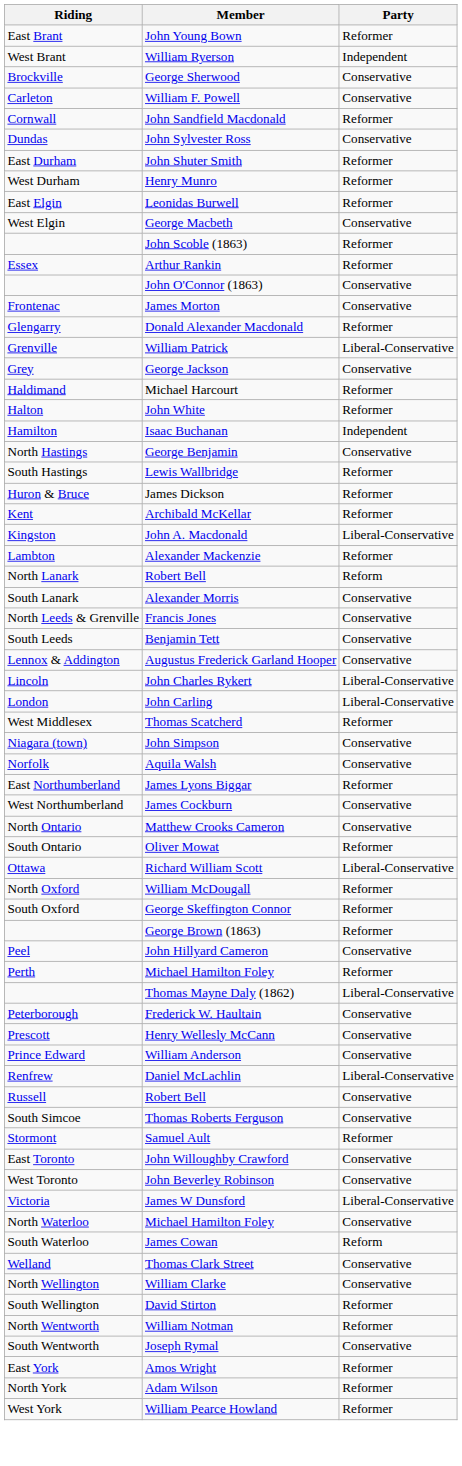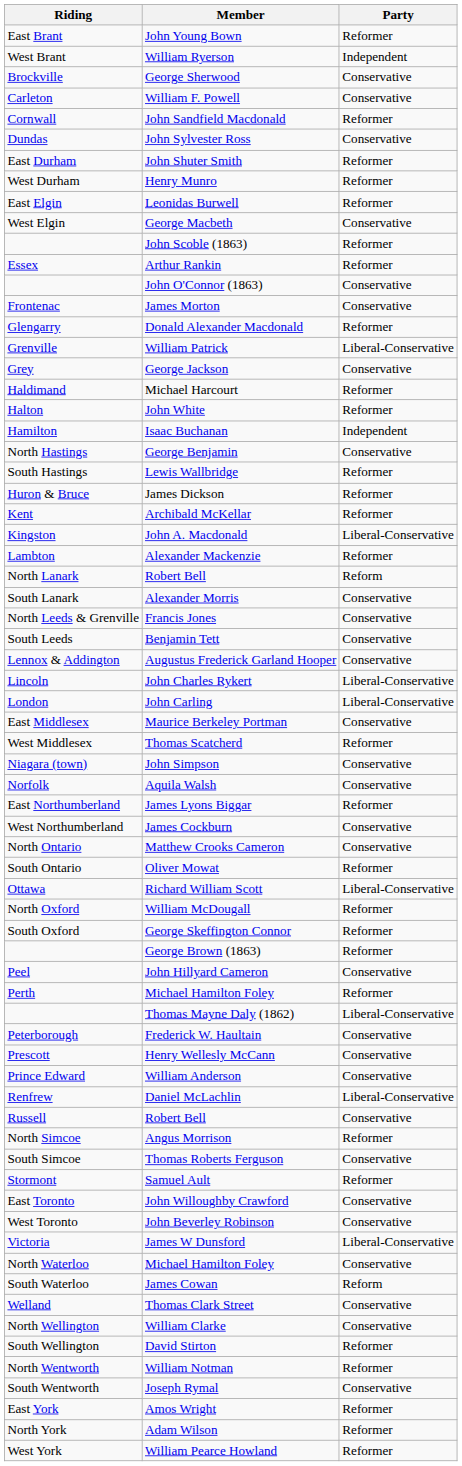+ row: (48, 722)
+ row: (44, 1138)
